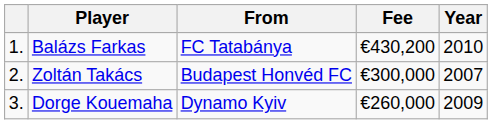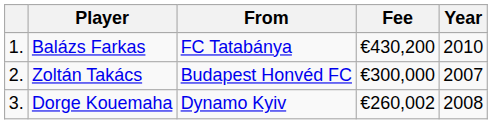(398, 103) €260,000 -> (398, 103) €260,002
(463, 103) 2009 -> (463, 103) 2008
